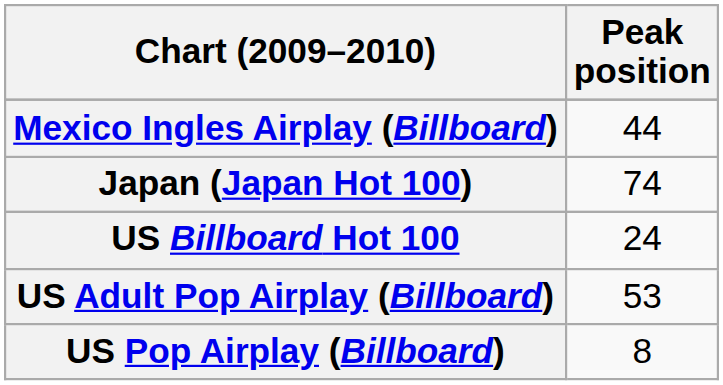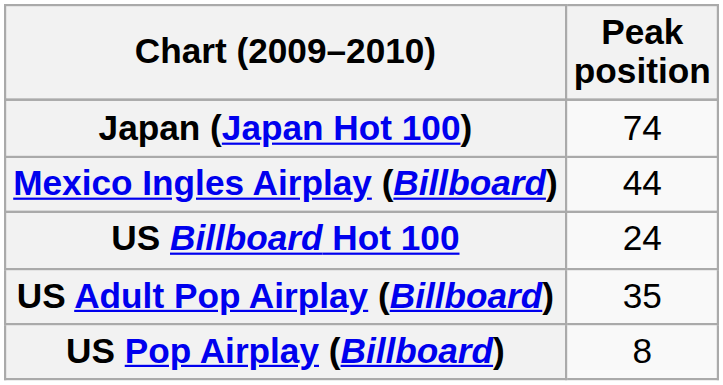rows swapped: (285, 183) <-> (285, 127)
(642, 295) 53 -> (642, 295) 35
